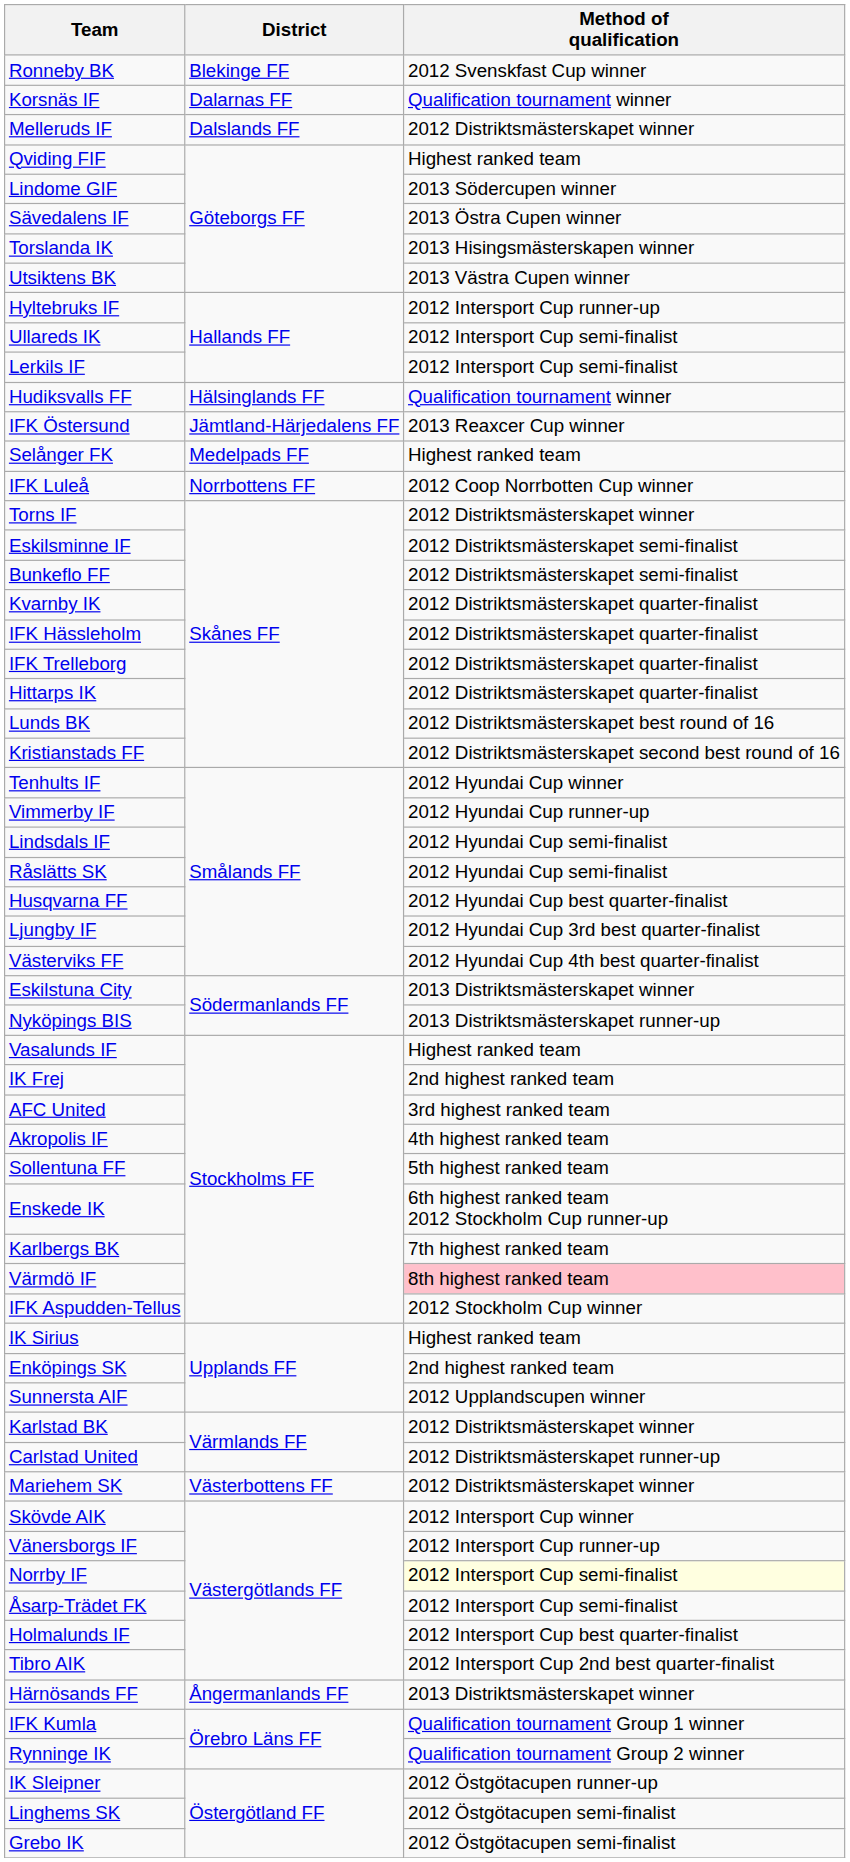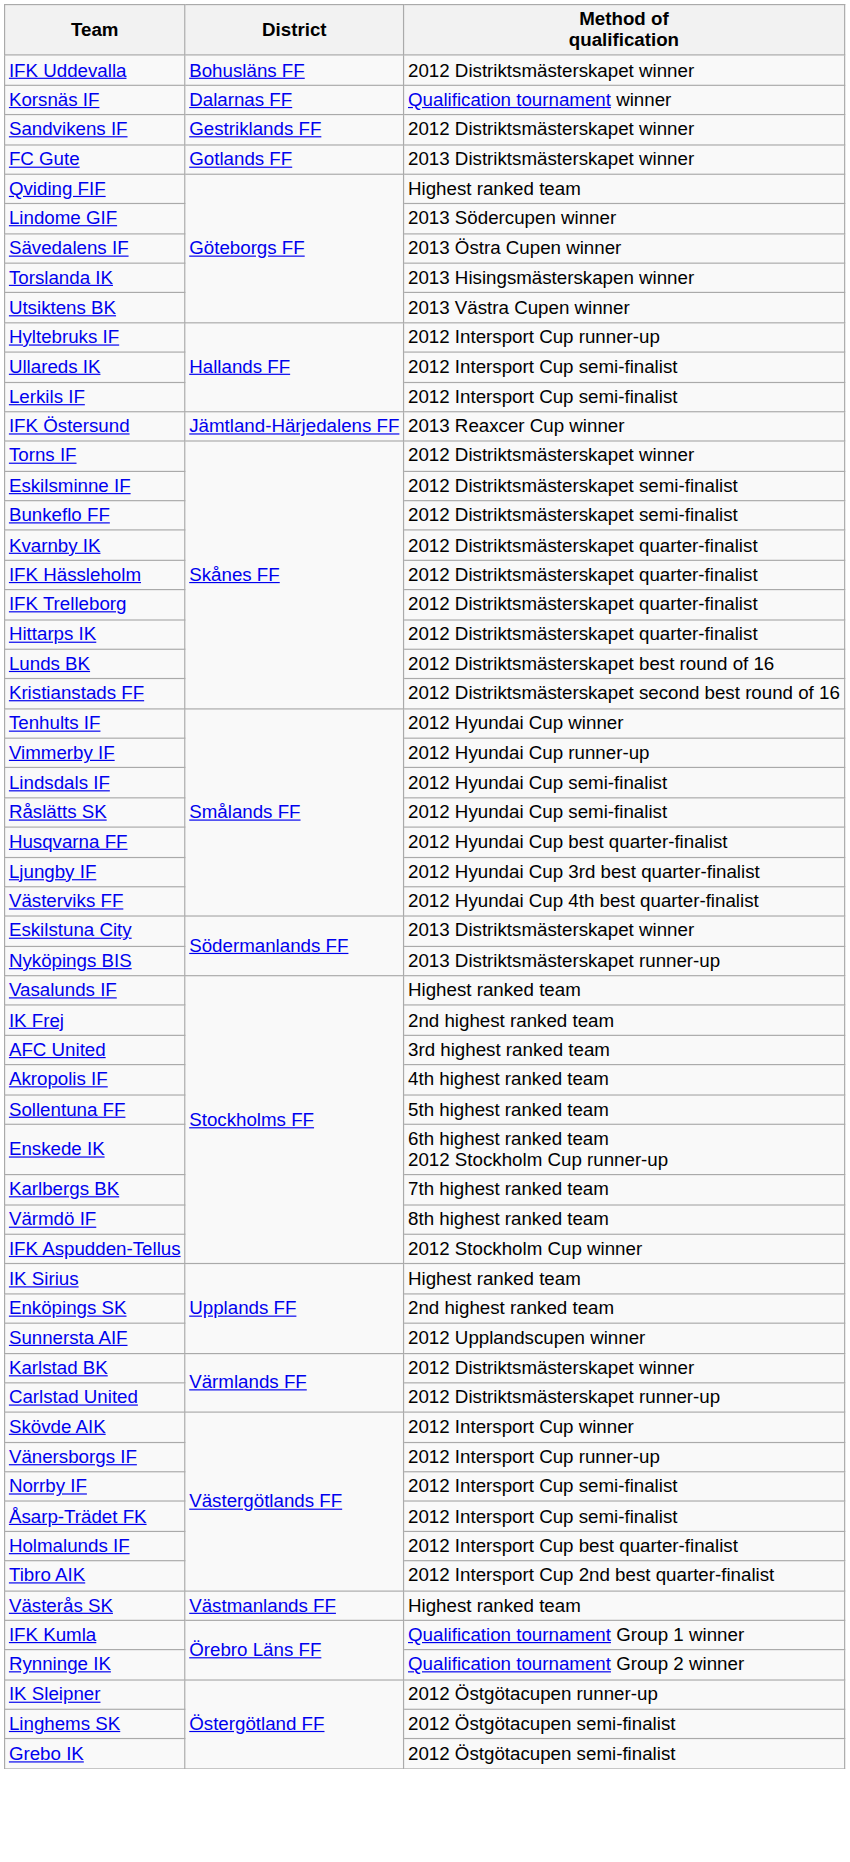- row: (61, 70)
+ row: (68, 70)
- row: (60, 129)
+ row: (68, 129)
+ row: (44, 159)
- row: (70, 396)
- row: (61, 456)
- row: (49, 485)
(508, 1278) pink background -> (508, 1219) no background
- row: (66, 1486)
(543, 1575) lightyellow background -> (543, 1486) no background
+ row: (61, 1605)
- row: (73, 1694)
